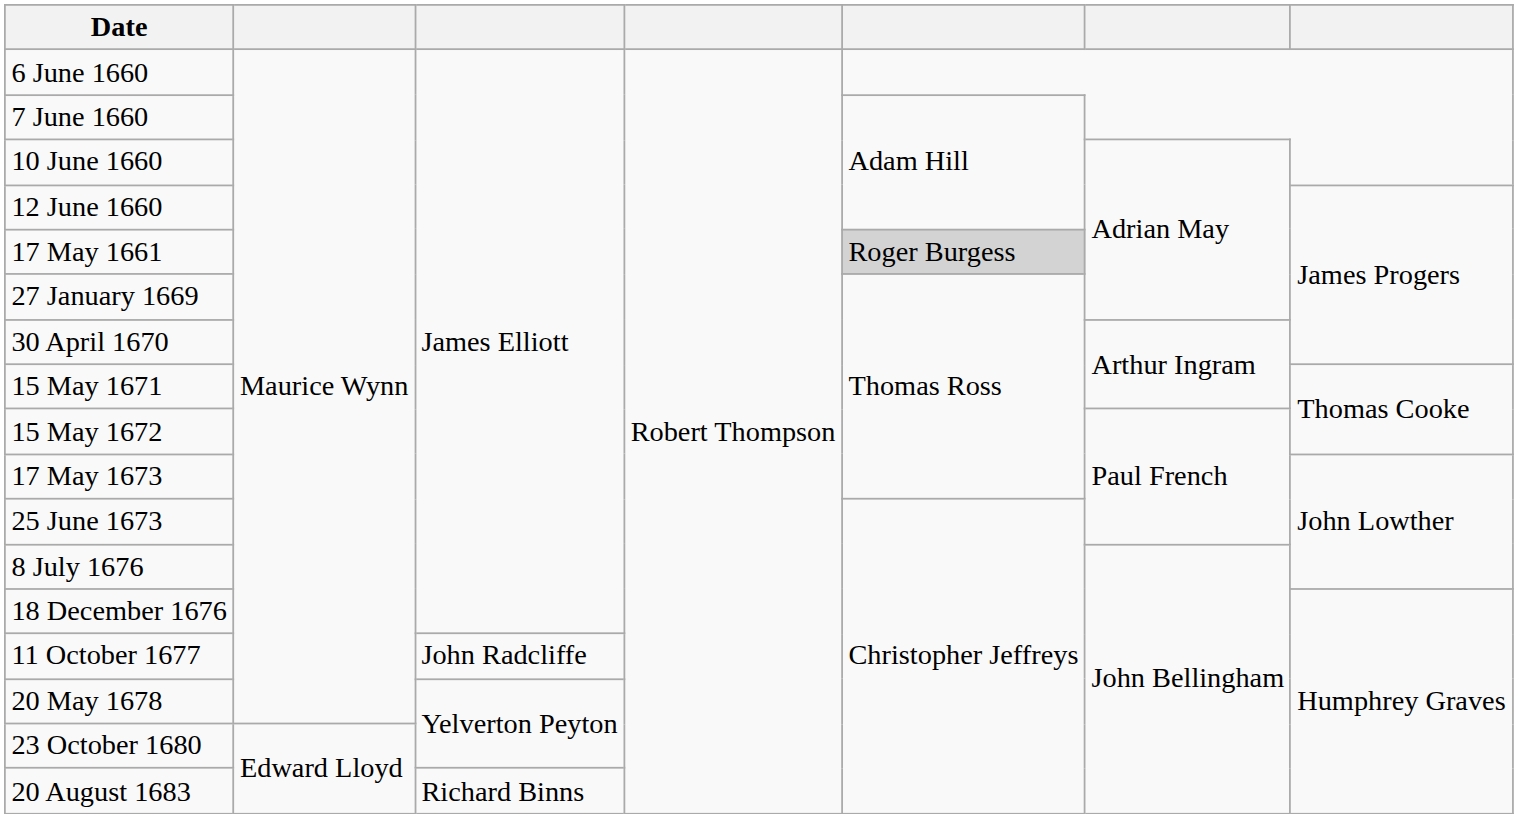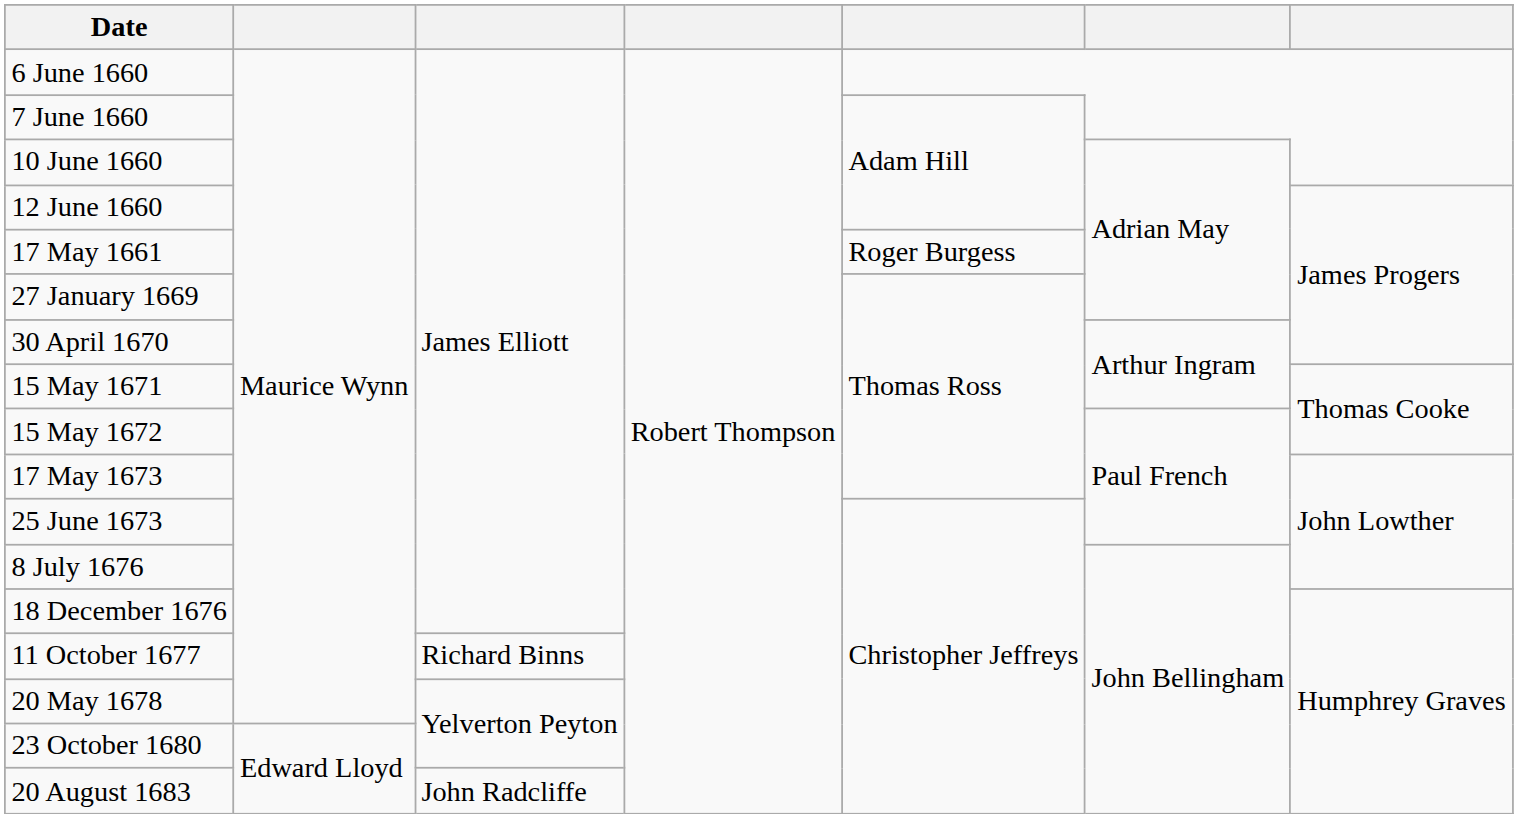(932, 251) lightgrey background -> (932, 251) no background
(504, 655) John Radcliffe -> (503, 655) Richard Binns
(503, 790) Richard Binns -> (504, 790) John Radcliffe
